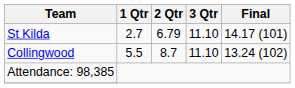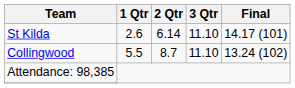(134, 33) 2.7 -> (134, 33) 2.6
(169, 33) 6.79 -> (169, 33) 6.14
